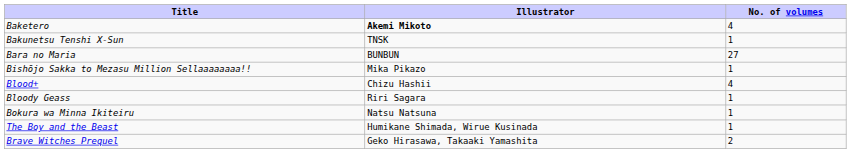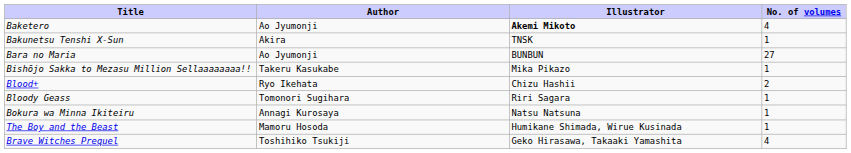+ column: (383, 12)
(731, 84) 4 -> (767, 84) 2
(731, 141) 2 -> (767, 141) 4
